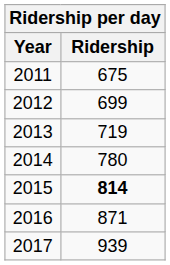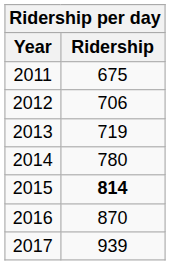(113, 103) 699 -> (113, 103) 706
(113, 217) 871 -> (113, 217) 870
